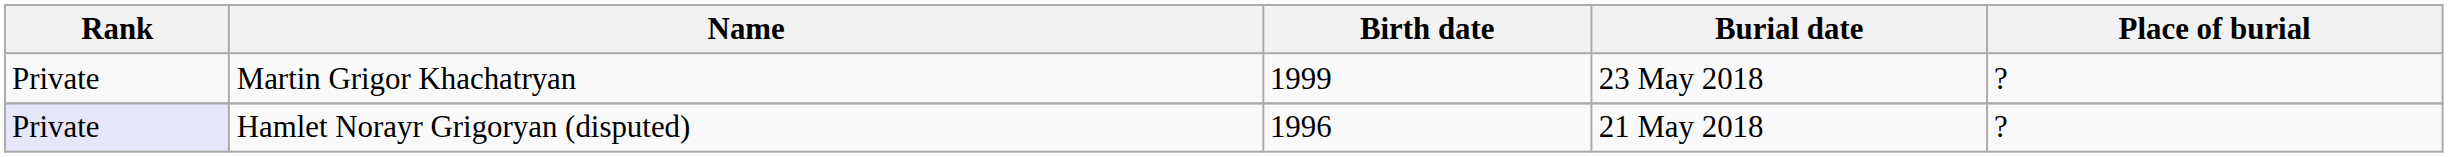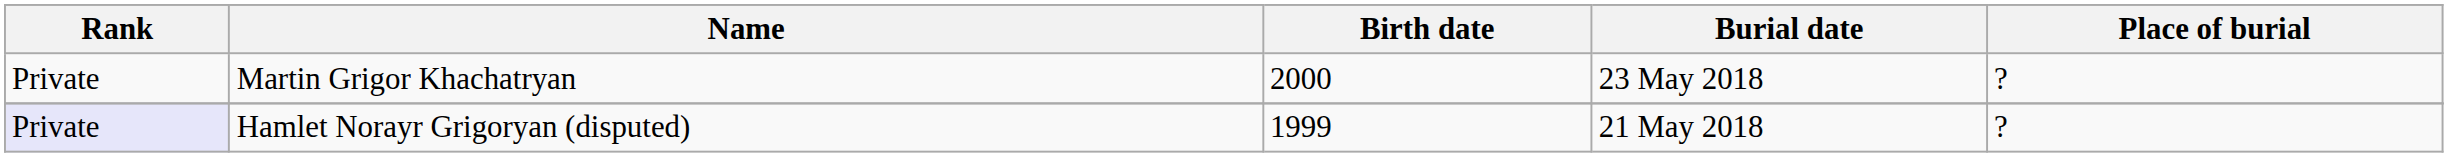(1301, 77) 1999 -> (1301, 77) 2000
(1301, 126) 1996 -> (1301, 126) 1999
